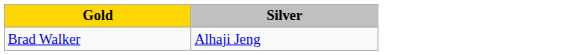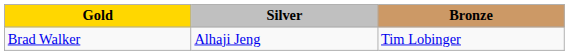+ column: (471, 15)
